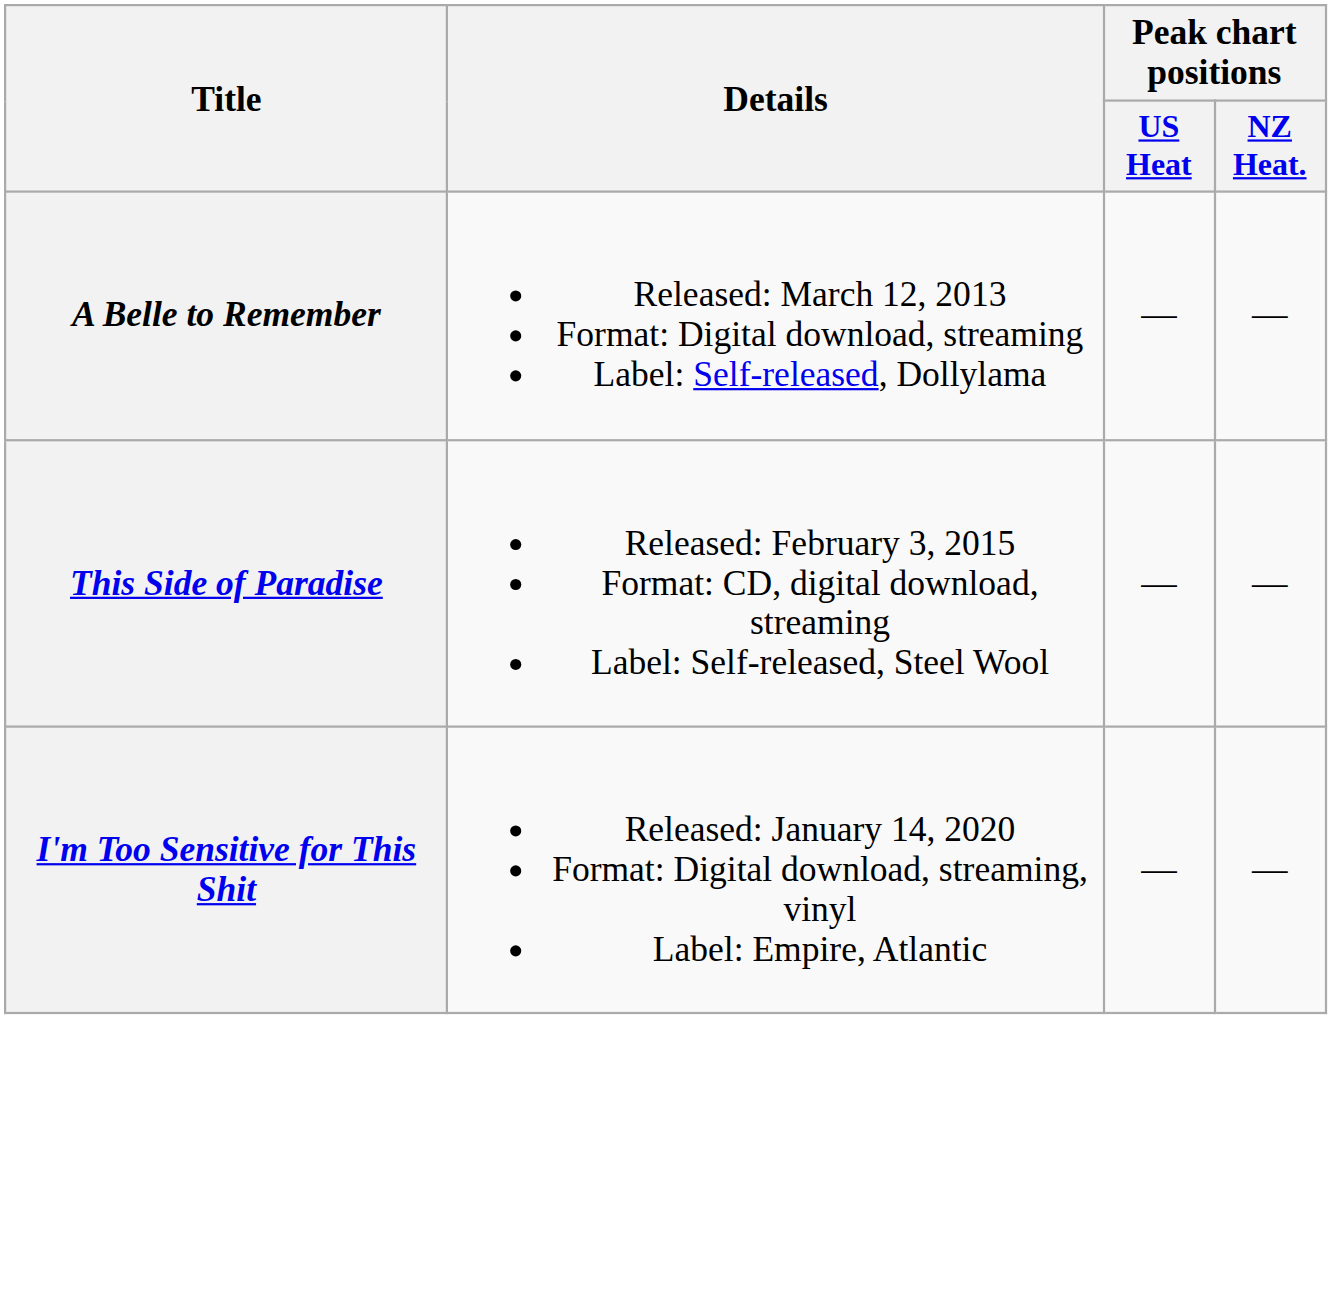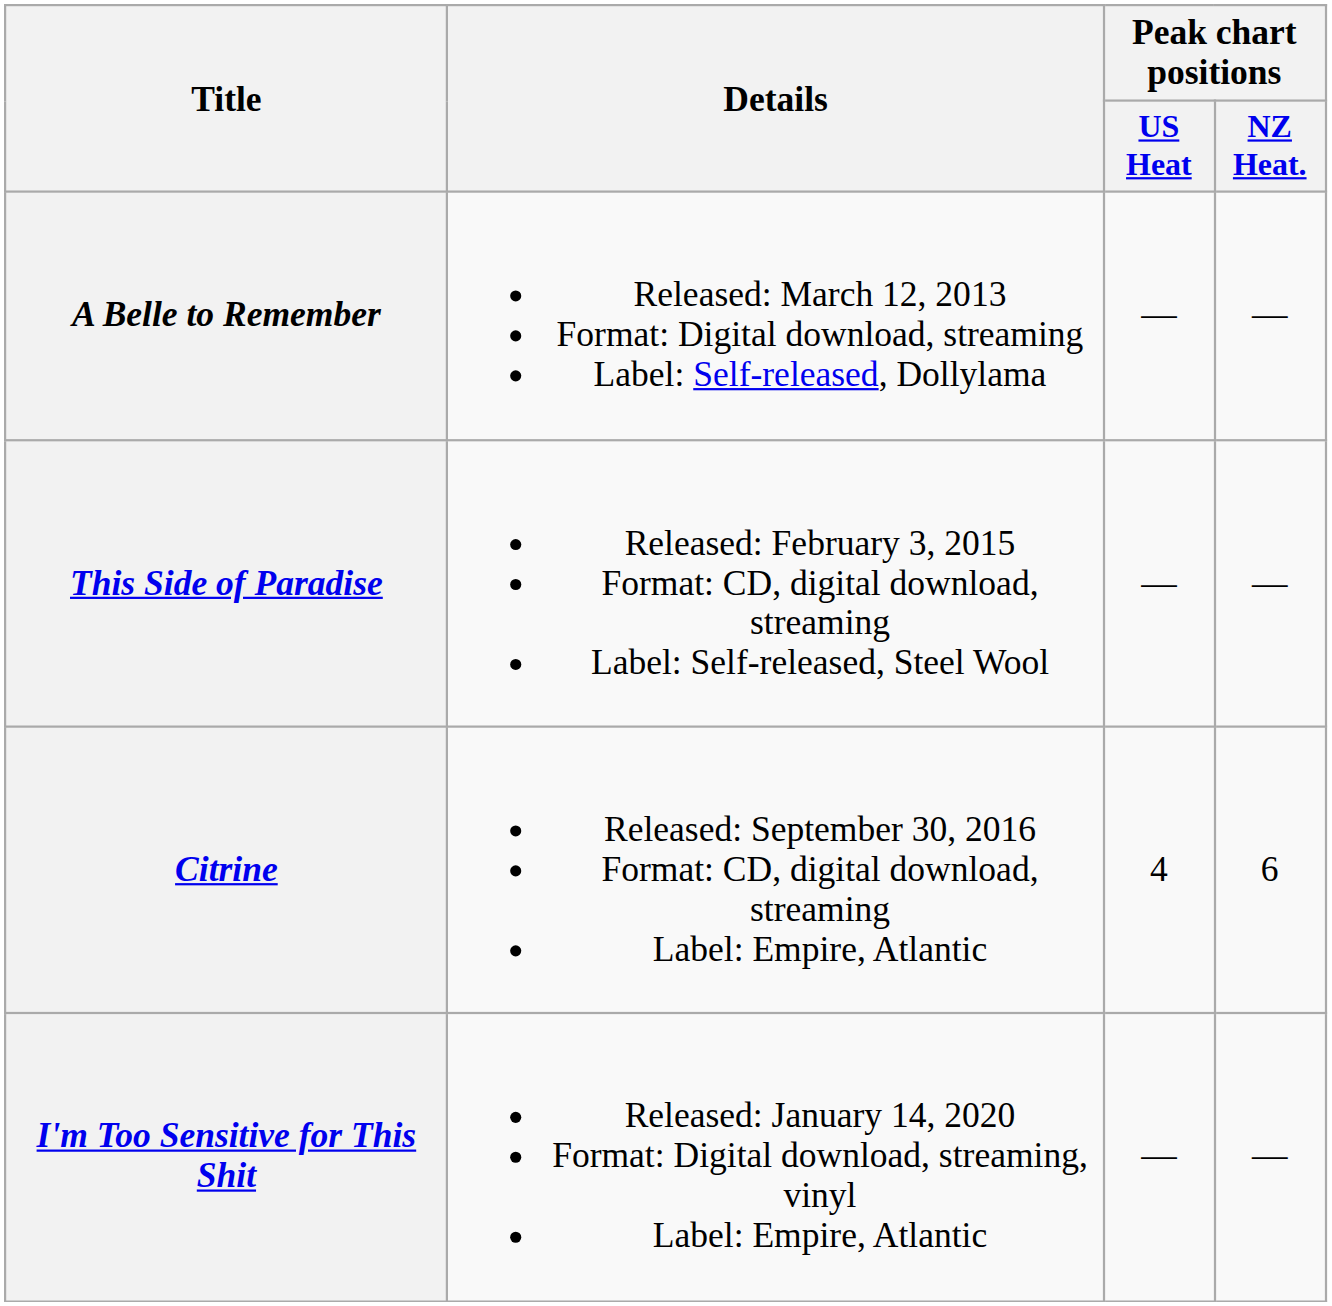+ row: (226, 869)
